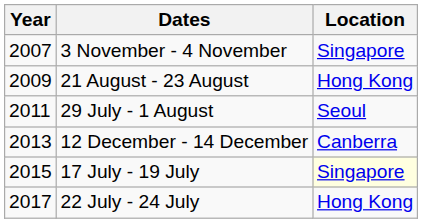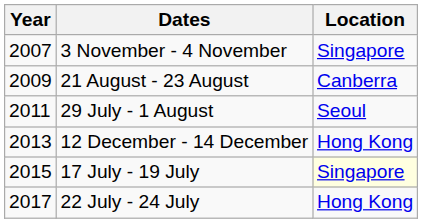(365, 80) Hong Kong -> (357, 80) Canberra
(357, 141) Canberra -> (365, 141) Hong Kong
